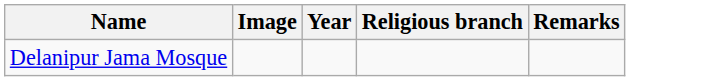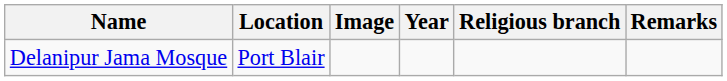+ column: (281, 22)
